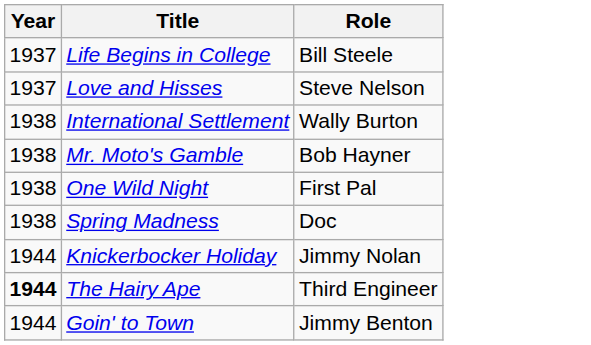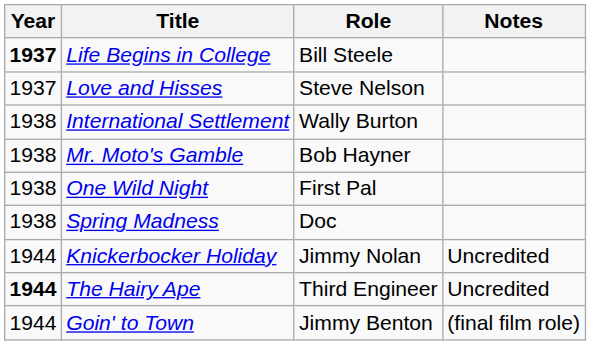+ column: (514, 21)
(33, 54) normal -> (33, 54) bold
